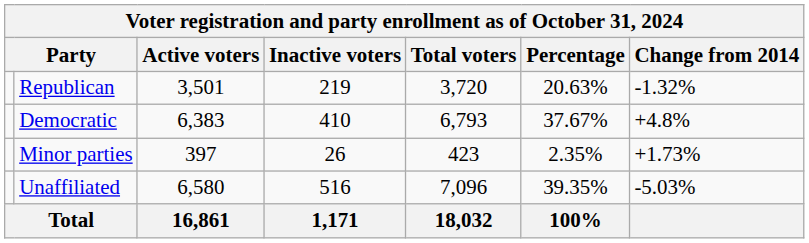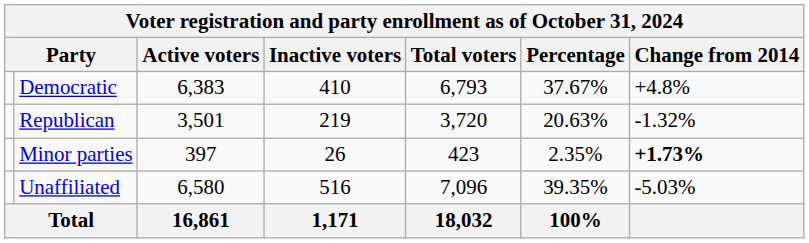rows swapped: (68, 120) <-> (67, 87)
(667, 154) normal -> (669, 154) bold
